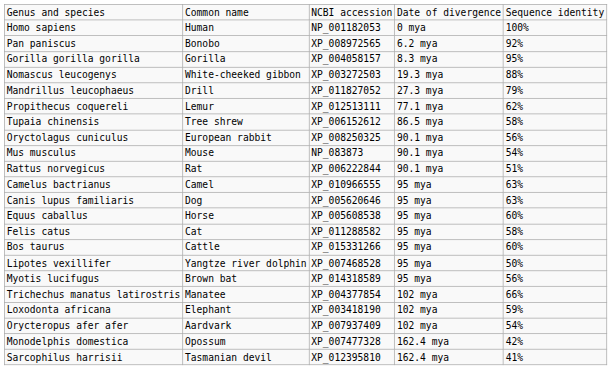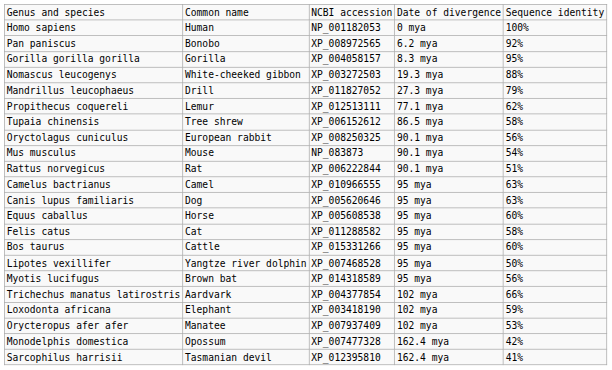(205, 294) Manatee -> (208, 294) Aardvark
(208, 326) Aardvark -> (205, 326) Manatee
(514, 326) 54% -> (514, 326) 53%
